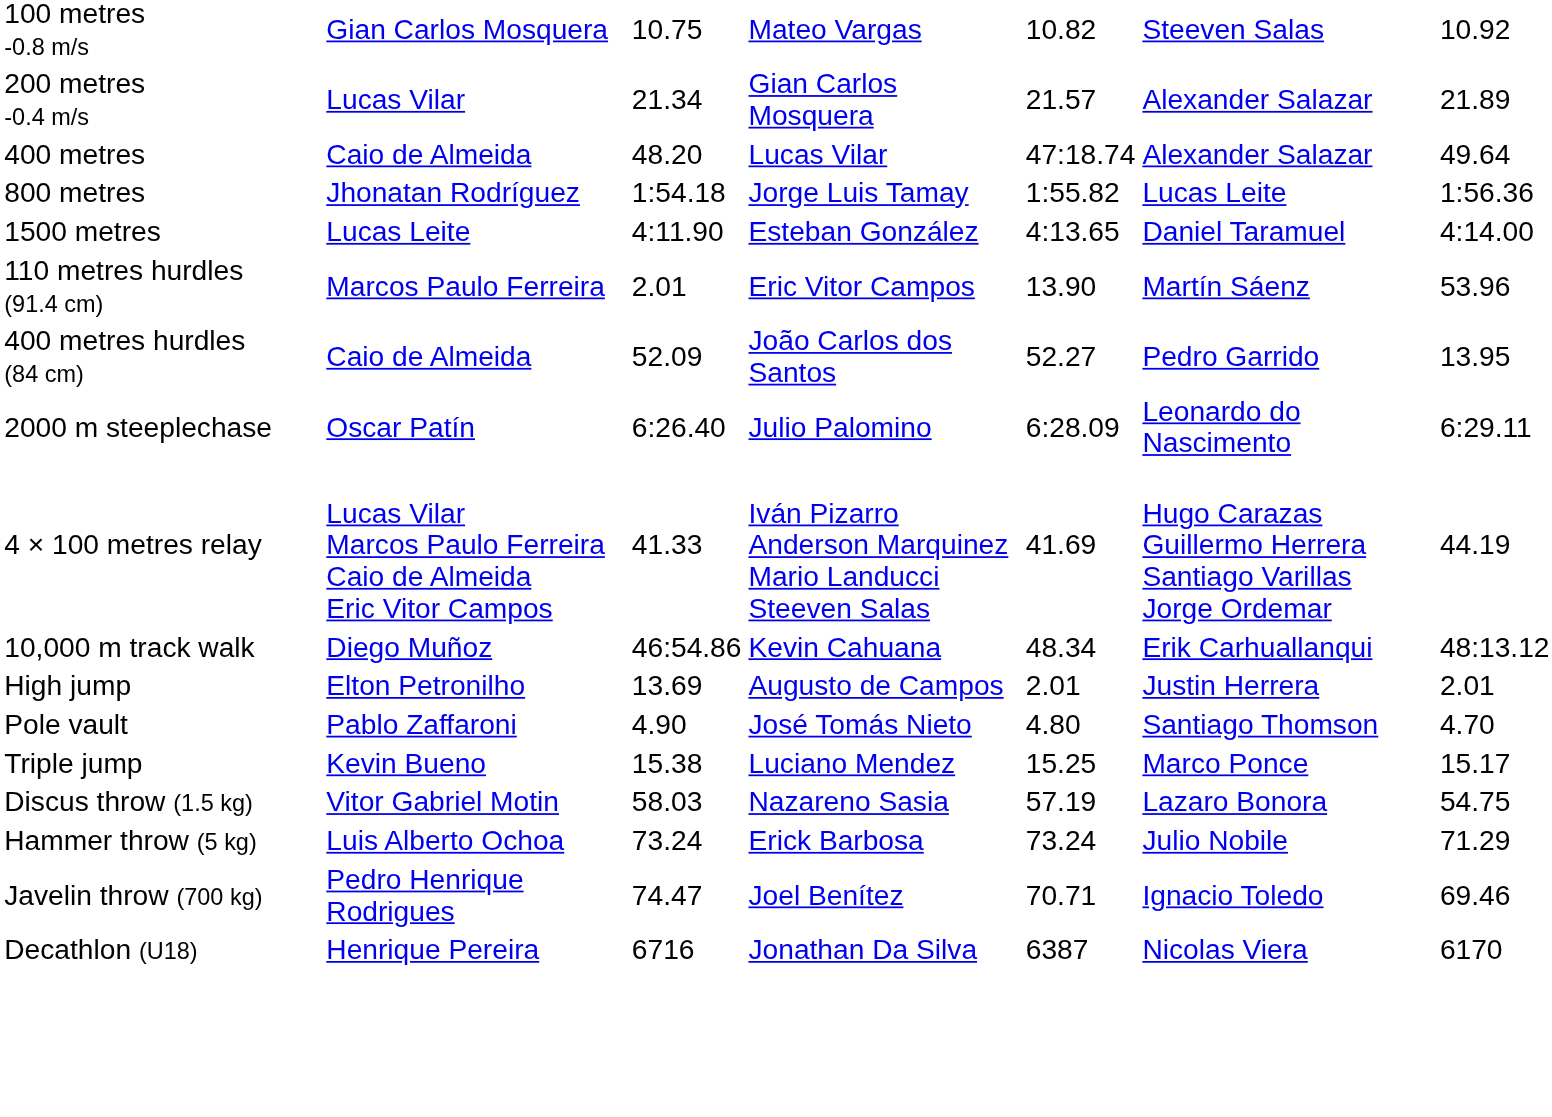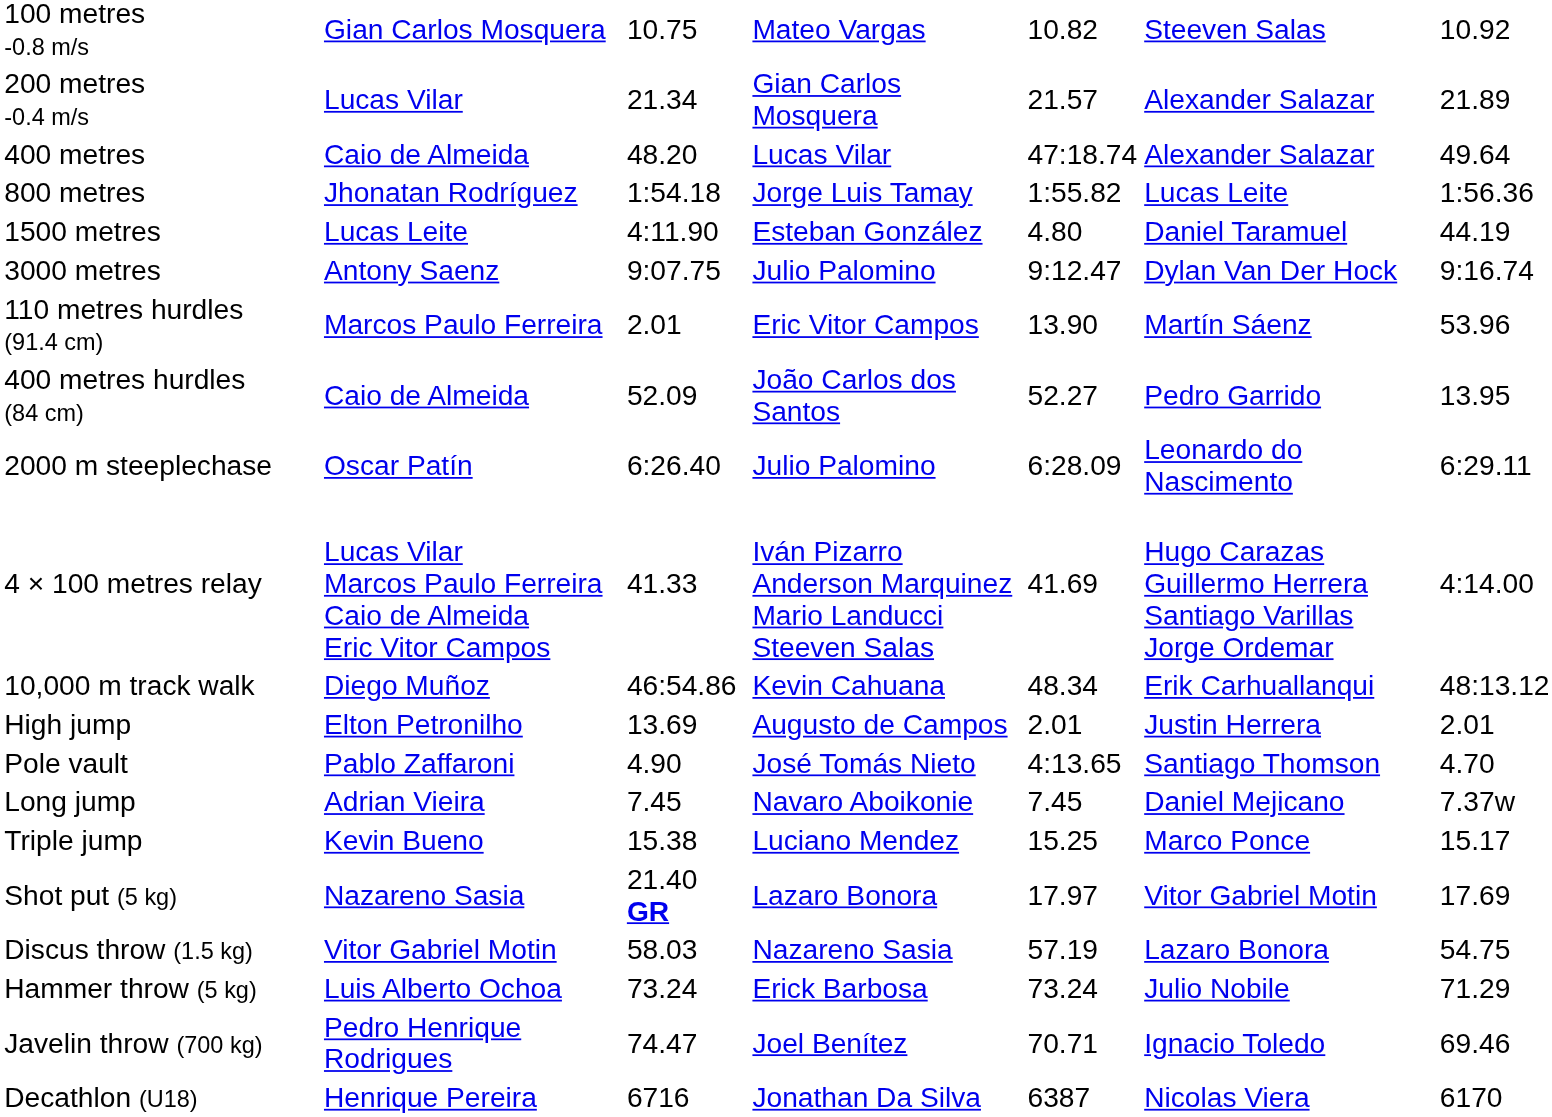(1073, 231) 4:13.65 -> (1055, 231) 4.80
(1487, 231) 4:14.00 -> (1475, 231) 44.19
+ row: (83, 270)
(1475, 545) 44.19 -> (1487, 583) 4:14.00
(1053, 724) 4.80 -> (1075, 763) 4:13.65
+ row: (70, 802)
+ row: (91, 895)
